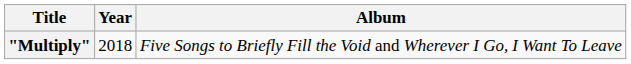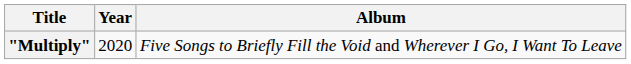(115, 44) 2018 -> (115, 44) 2020
